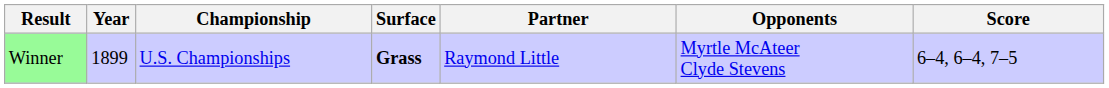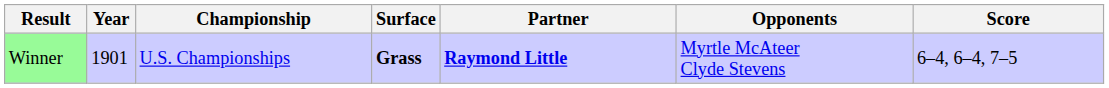(110, 58) 1899 -> (110, 58) 1901
(502, 58) normal -> (506, 58) bold
